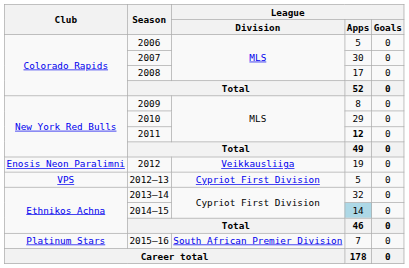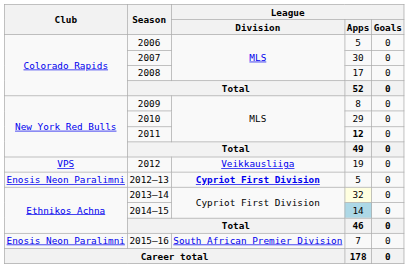(66, 165) Enosis Neon Paralimni -> (66, 165) VPS
(66, 180) VPS -> (66, 180) Enosis Neon Paralimni
(258, 180) normal -> (258, 180) bold
(358, 195) no background -> (358, 195) lightyellow background
(66, 241) Platinum Stars -> (66, 241) Enosis Neon Paralimni
